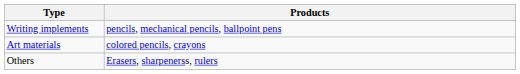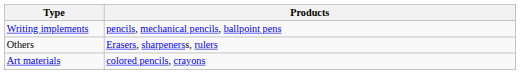rows swapped: (34, 45) <-> (20, 61)
